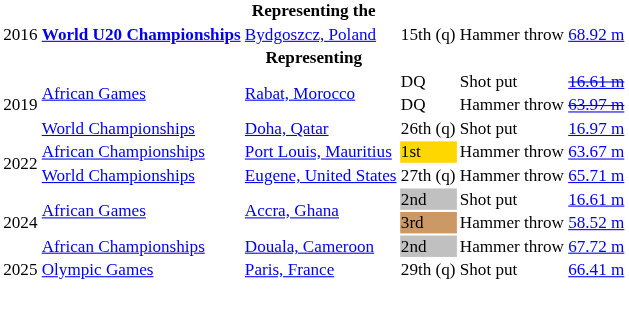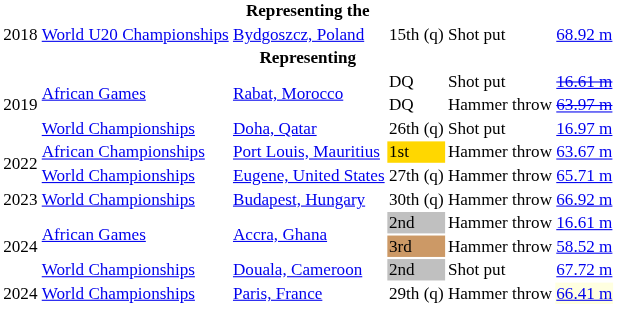(20, 34) 2016 -> (20, 34) 2018
(141, 34) bold -> (135, 34) normal
(512, 34) Hammer throw -> (477, 34) Shot put
+ row: (299, 199)
(489, 199) Shot put -> (500, 222) Hammer throw
(123, 246) African Championships -> (118, 269) World Championships
(512, 246) Hammer throw -> (477, 269) Shot put
(20, 269) 2025 -> (20, 293) 2024
(98, 269) Olympic Games -> (118, 293) World Championships
(489, 269) Shot put -> (500, 293) Hammer throw
(596, 269) no background -> (584, 293) lightyellow background
